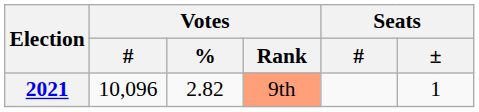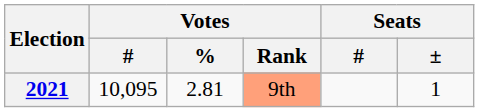(128, 89) 10,096 -> (128, 89) 10,095
(205, 89) 2.82 -> (205, 89) 2.81
